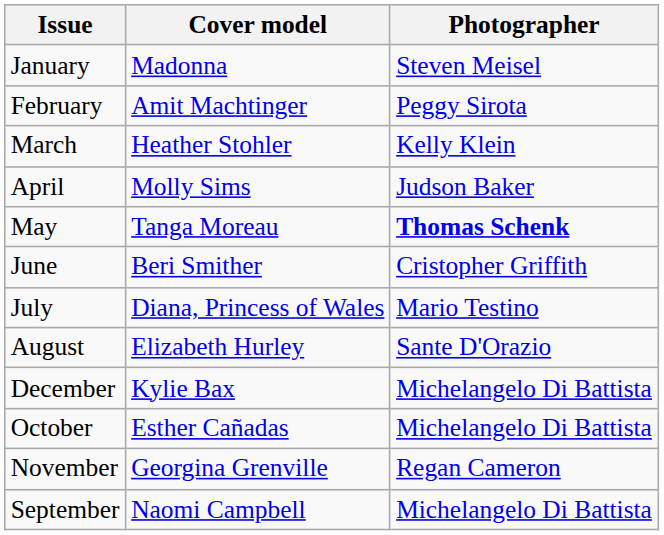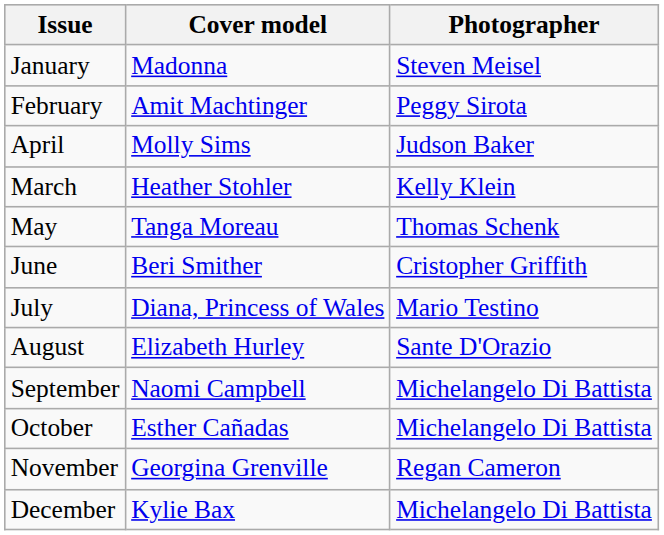rows swapped: (44, 145) <-> (38, 186)
(483, 226) bold -> (478, 226) normal
rows swapped: (65, 508) <-> (63, 387)
